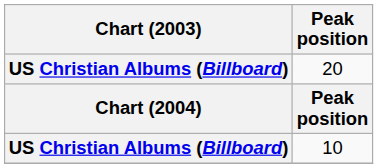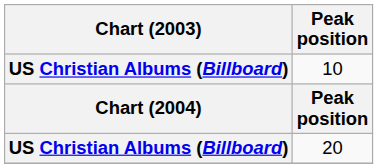rows swapped: (333, 148) <-> (333, 68)
